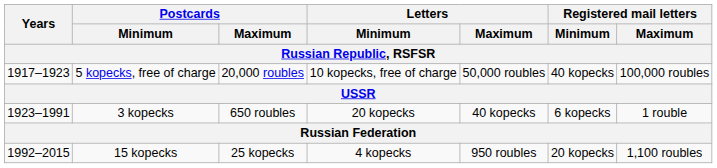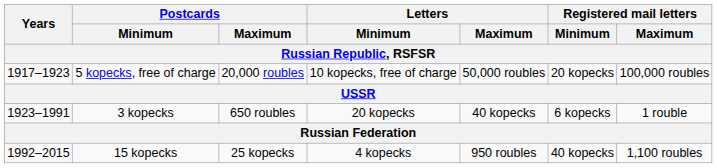(582, 73) 40 kopecks -> (582, 73) 20 kopecks
(582, 152) 20 kopecks -> (582, 152) 40 kopecks
